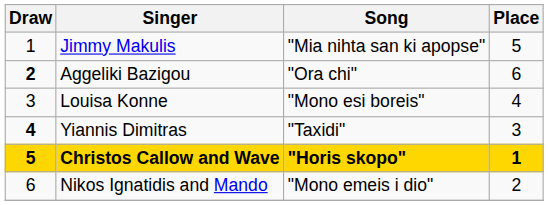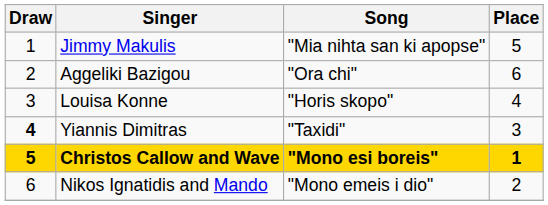(31, 74) bold -> (31, 74) normal
(356, 102) "Mono esi boreis" -> (340, 102) "Horis skopo"
(347, 158) "Horis skopo" -> (363, 158) "Mono esi boreis"
